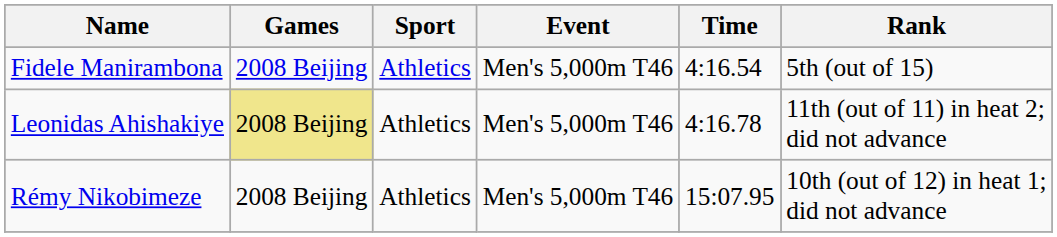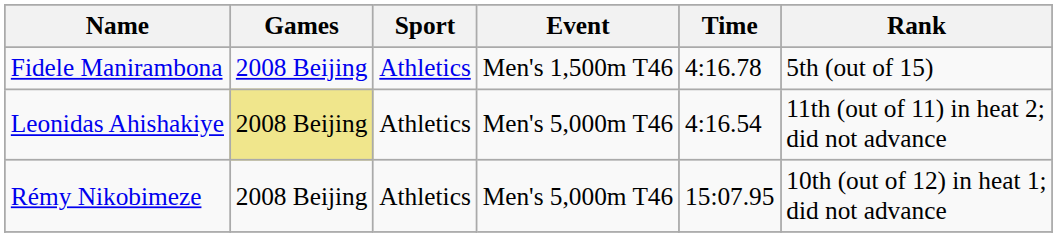(578, 67) Men's 5,000m T46 -> (578, 67) Men's 1,500m T46
(723, 67) 4:16.54 -> (723, 67) 4:16.78
(723, 124) 4:16.78 -> (723, 124) 4:16.54
